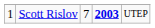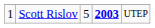(86, 14) 7 -> (86, 14) 5
